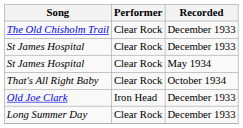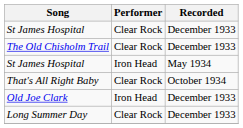rows swapped: (46, 47) <-> (58, 30)
(138, 64) Clear Rock -> (135, 64) Iron Head
